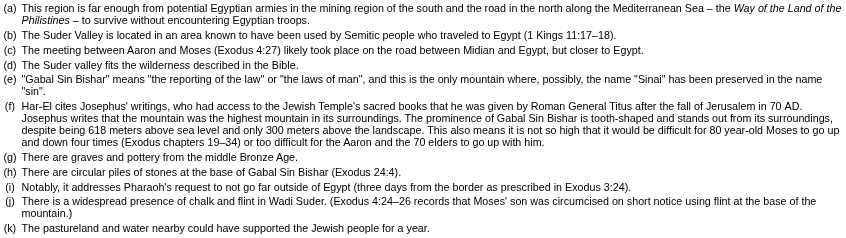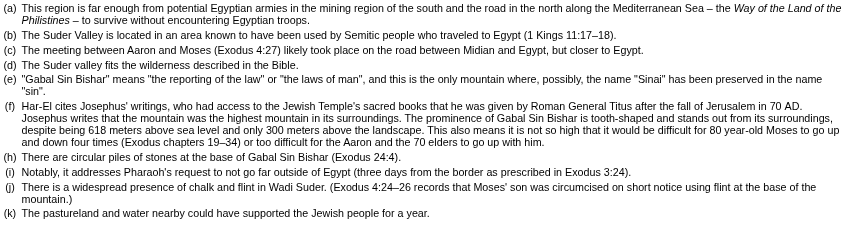- row: (160, 157)
